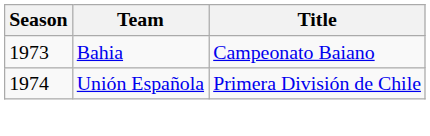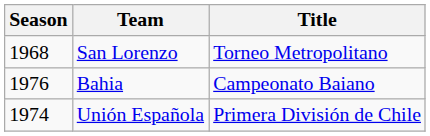+ row: (127, 51)
(29, 51) 1973 -> (29, 83) 1976
